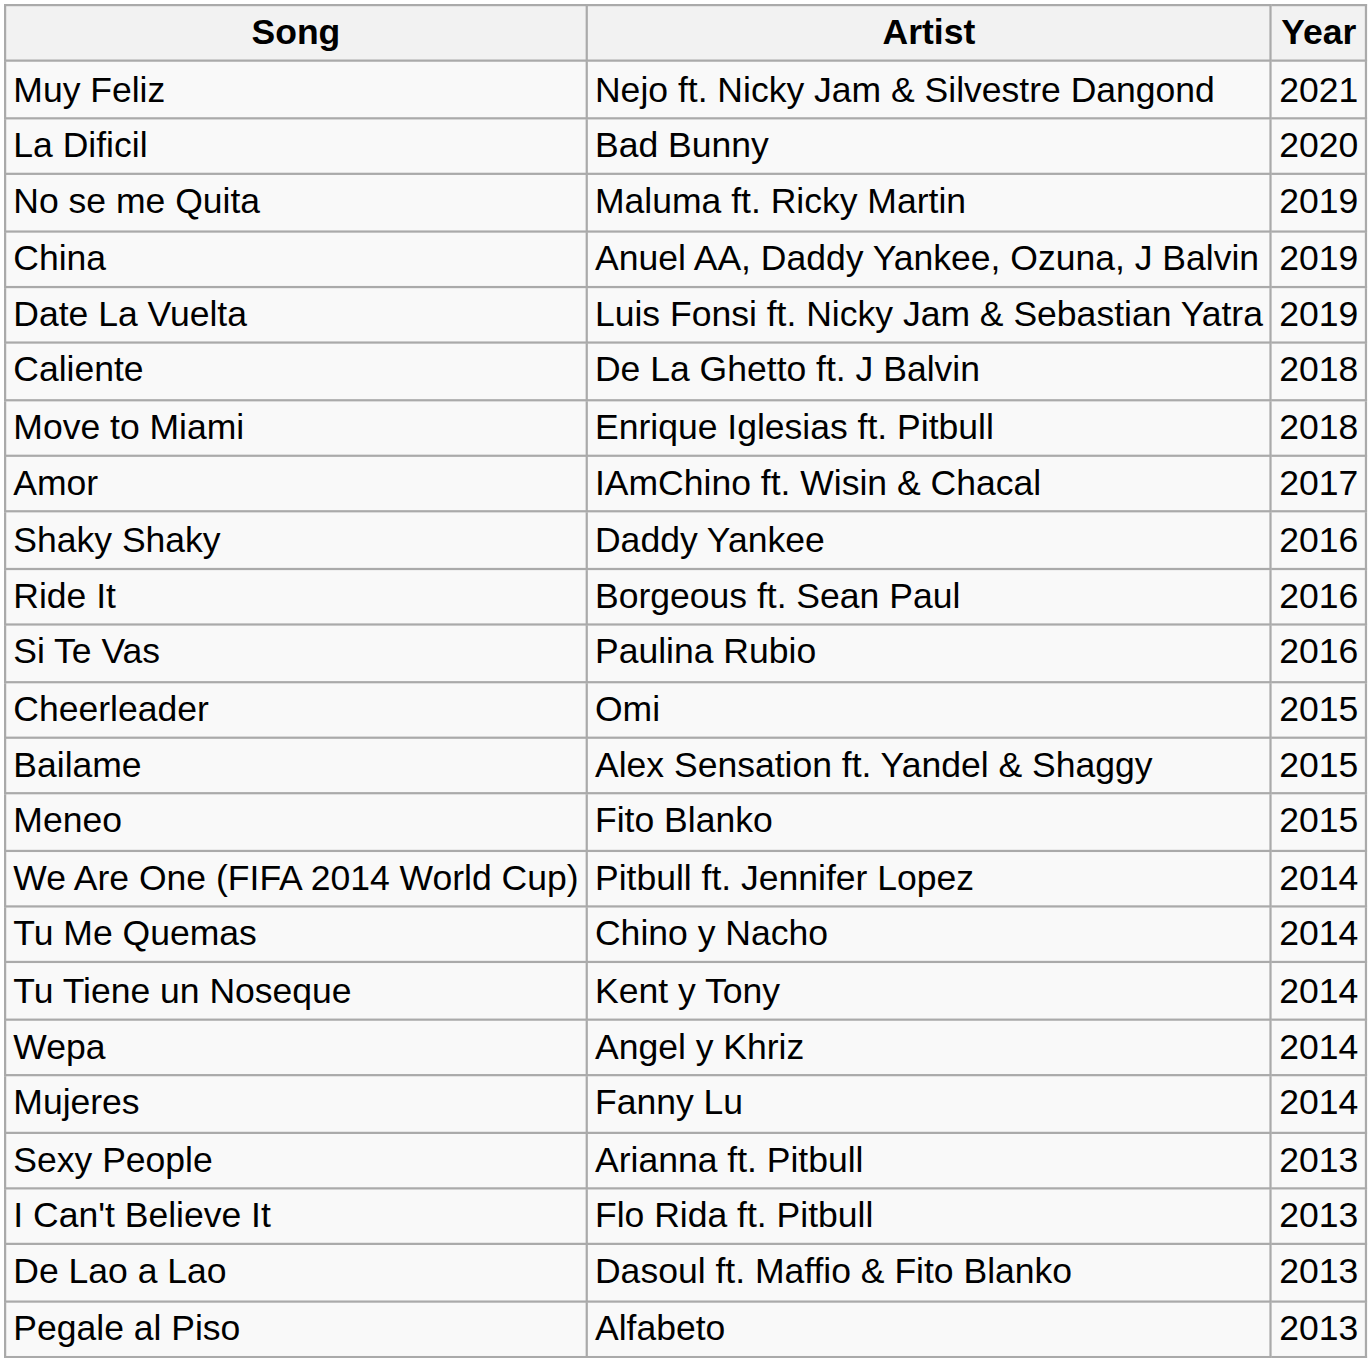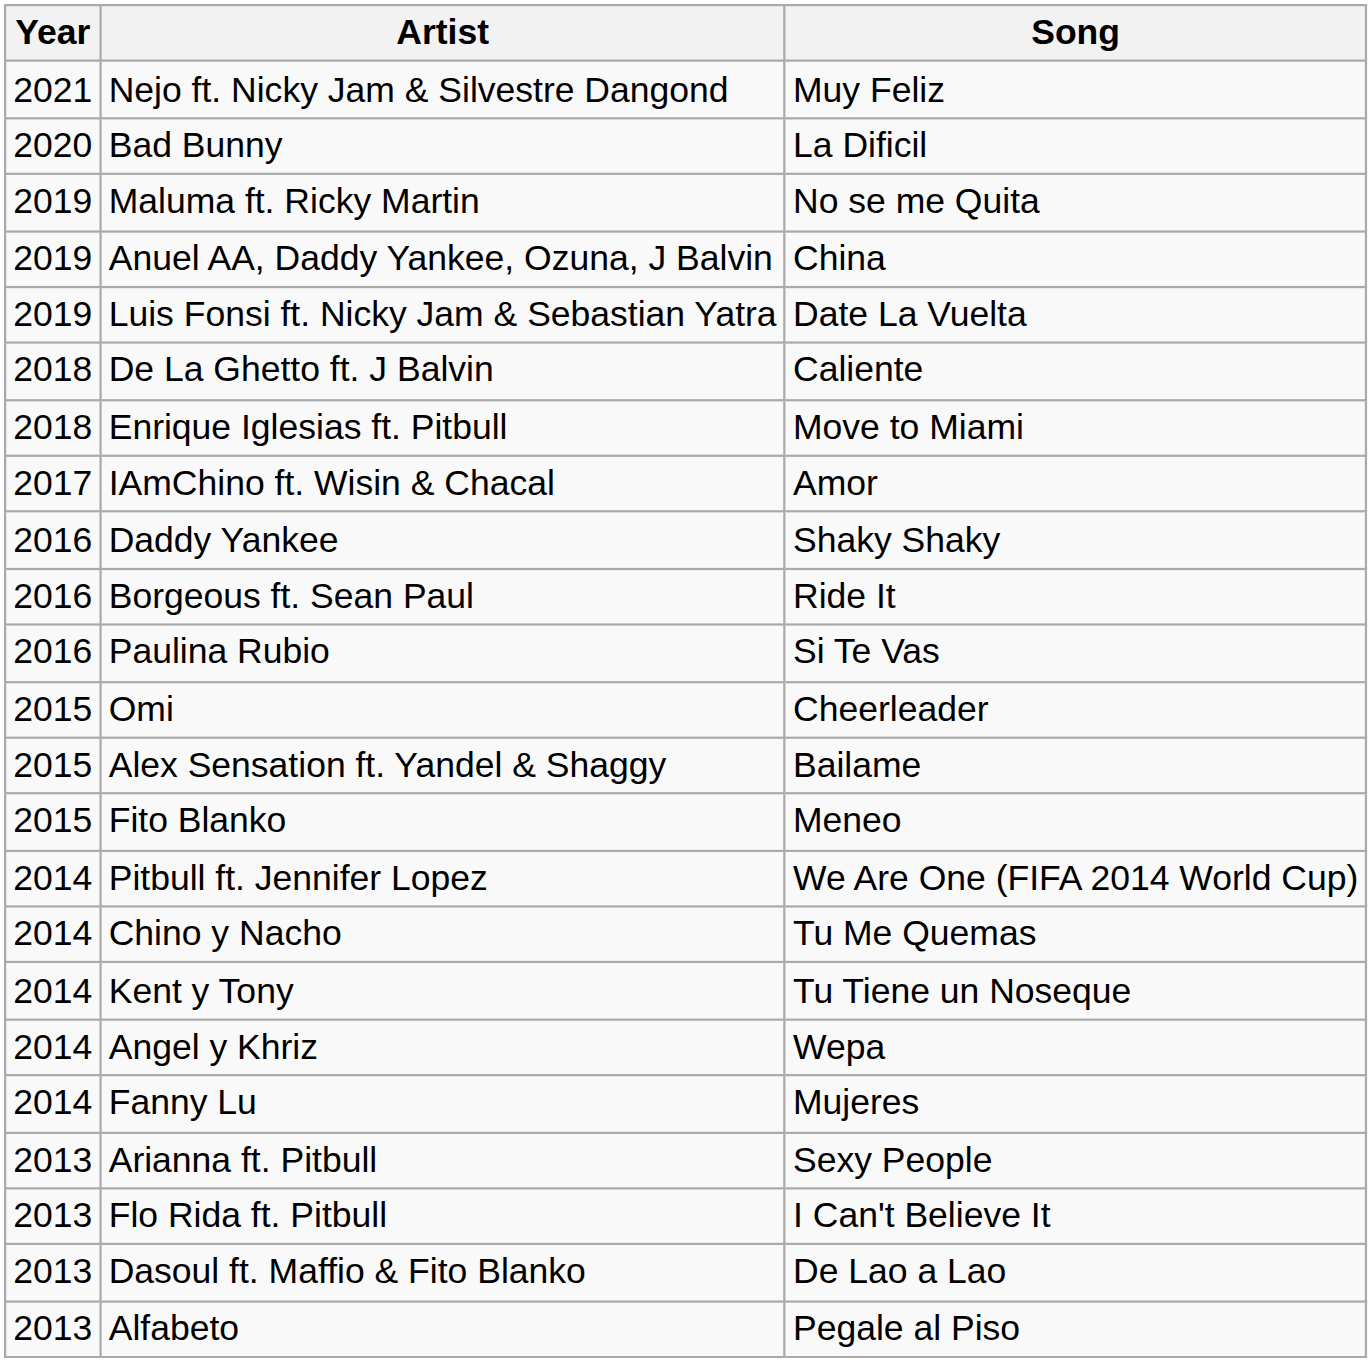columns swapped: (1319, 32) <-> (296, 32)
